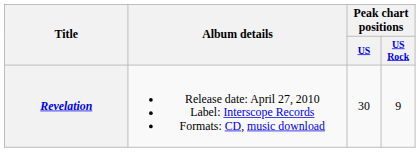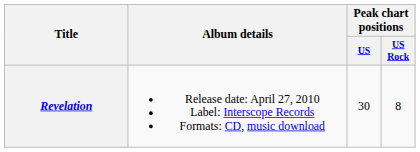(398, 106) 9 -> (398, 106) 8
